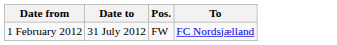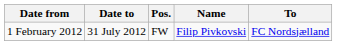+ column: (211, 13)
